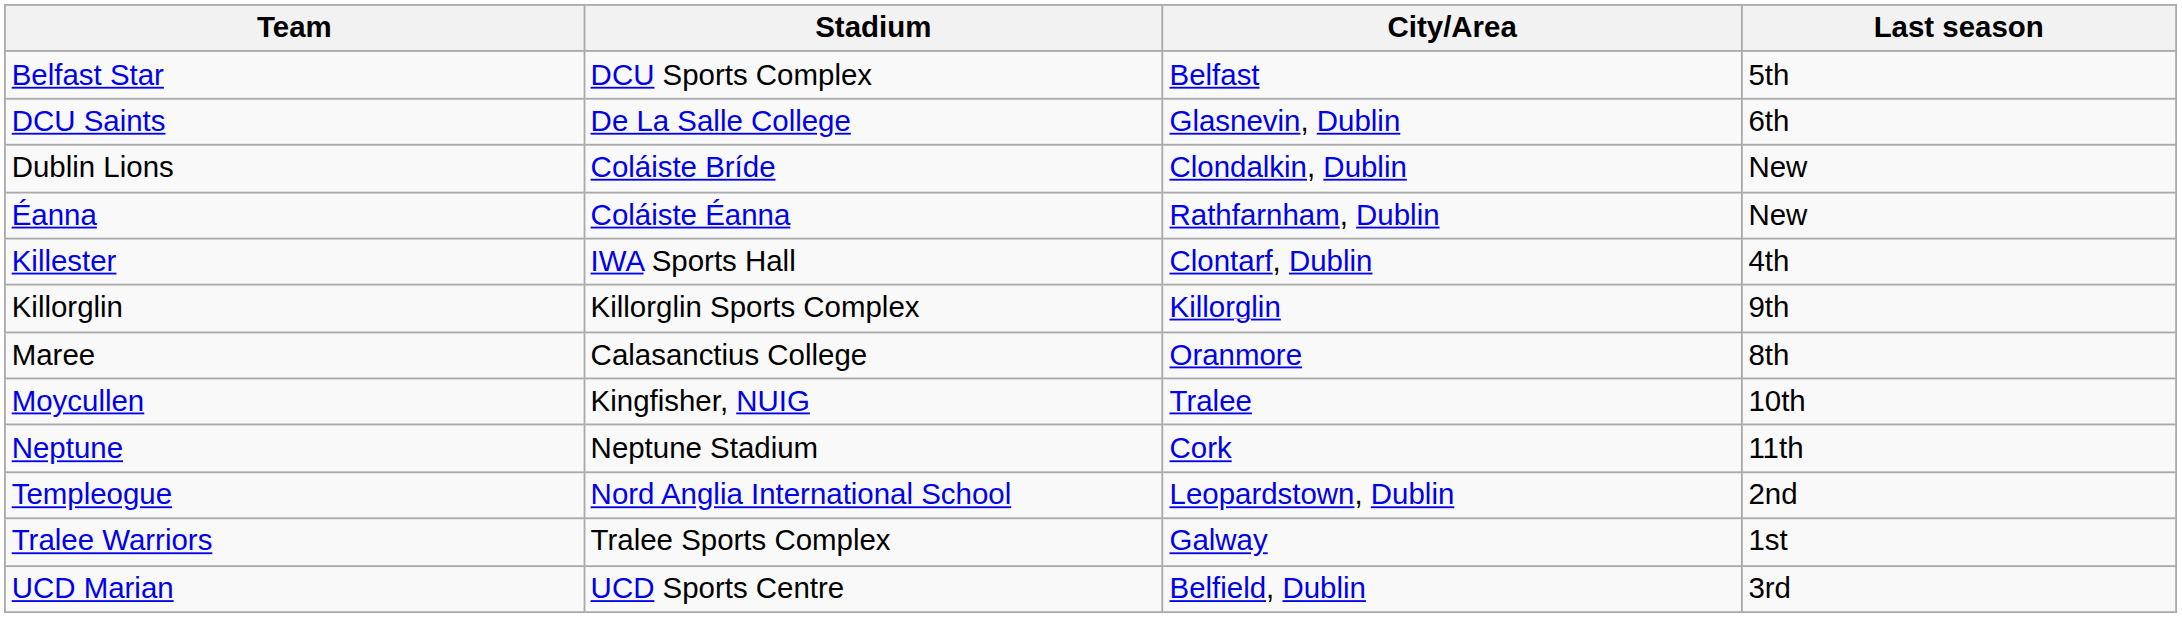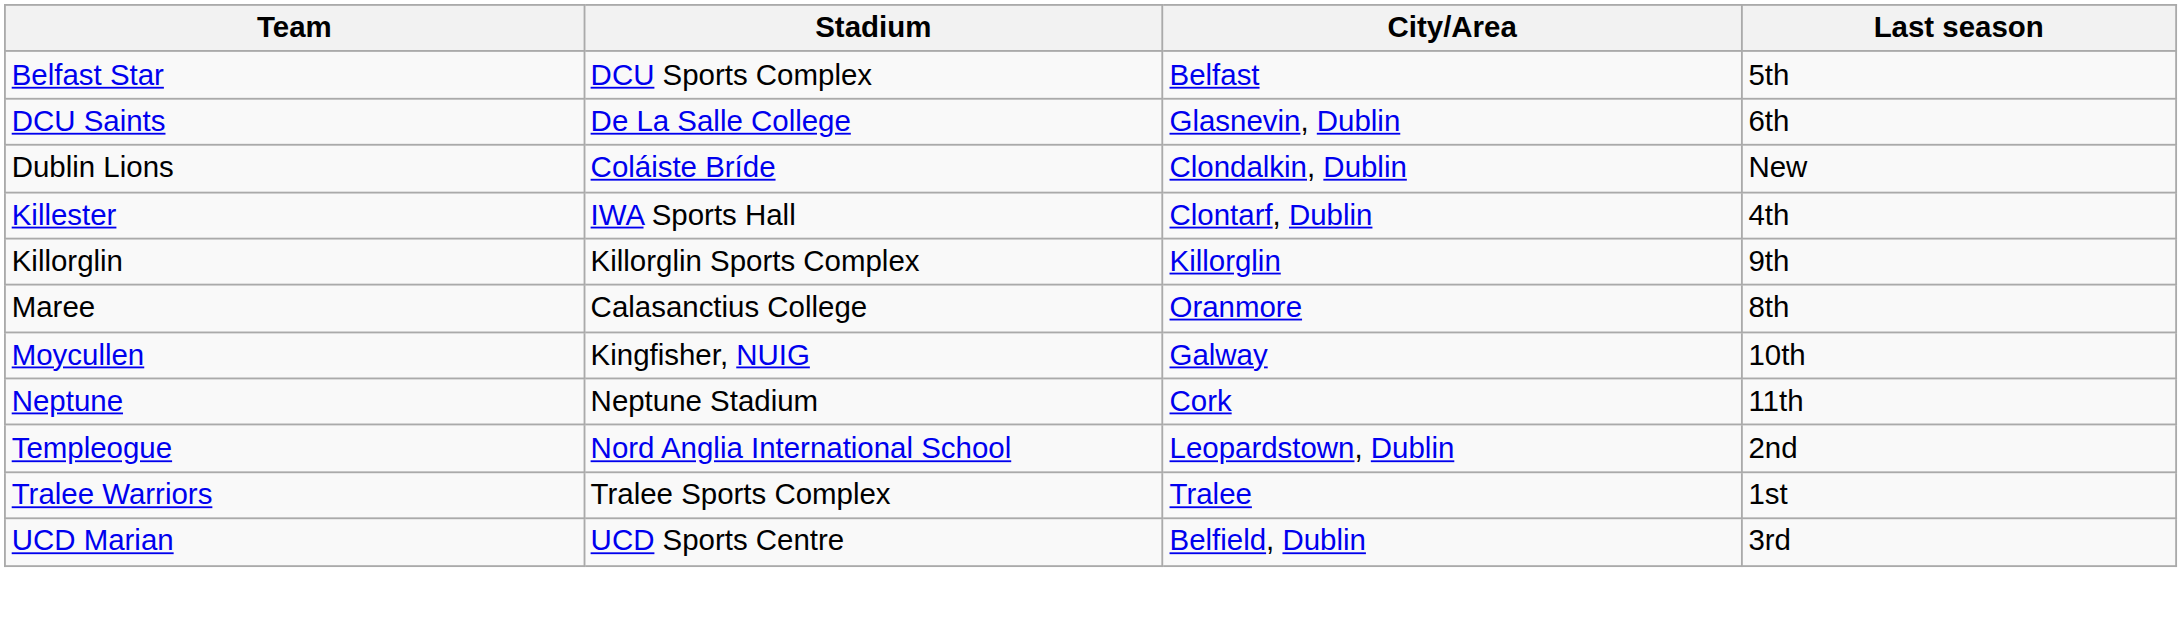- row: (54, 214)
(1211, 401) Tralee -> (1219, 354) Galway
(1219, 541) Galway -> (1211, 494) Tralee
